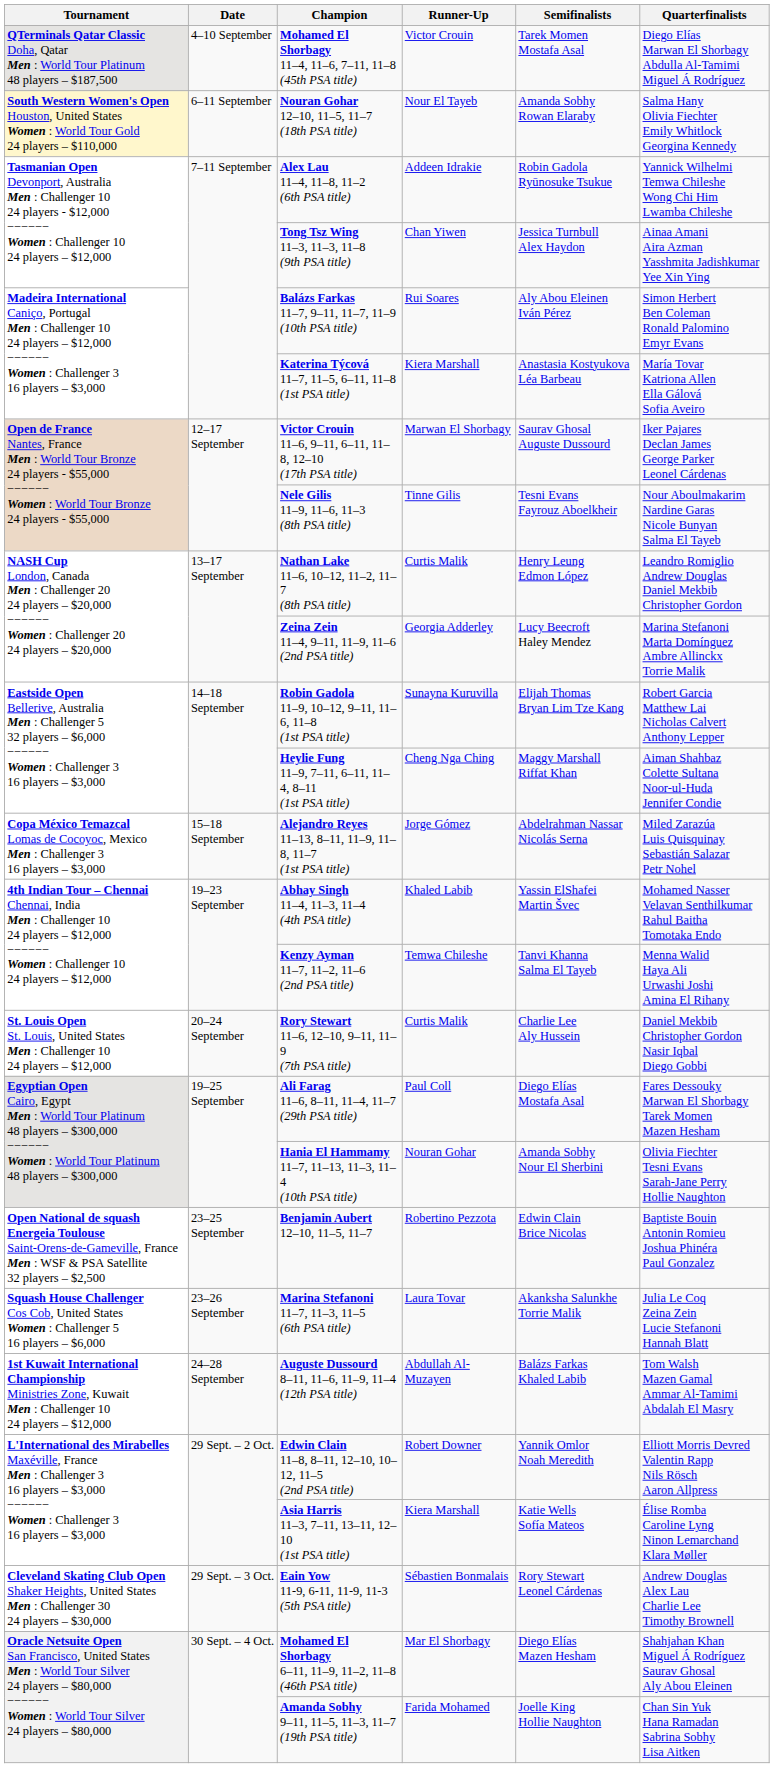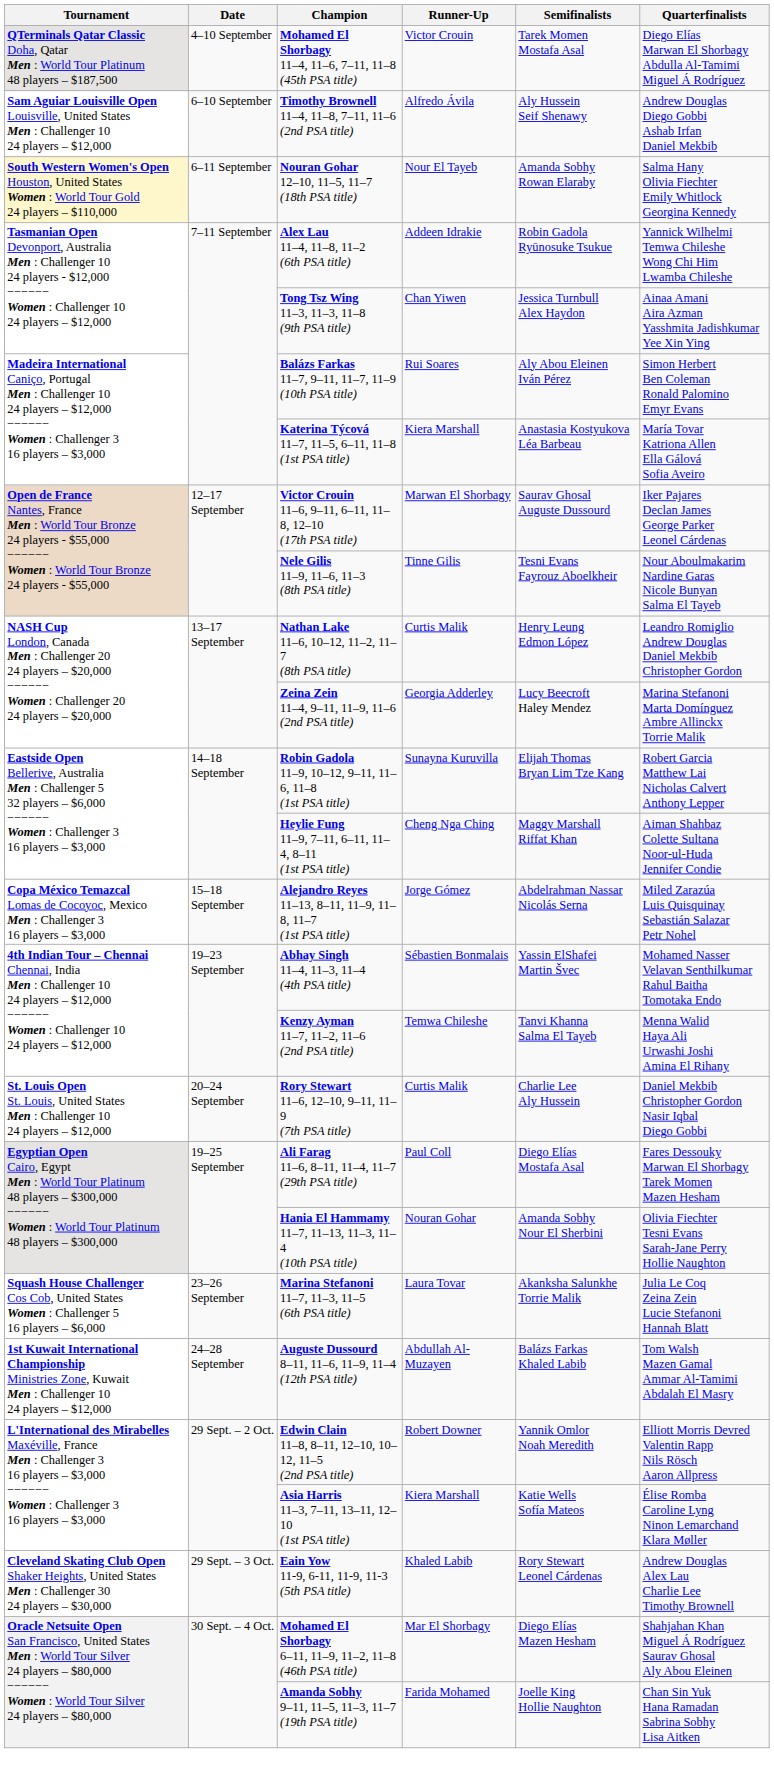+ row: (338, 116)
(439, 889) Khaled Labib -> (457, 955) Sébastien Bonmalais
- row: (326, 1225)
(457, 1576) Sébastien Bonmalais -> (439, 1561) Khaled Labib
